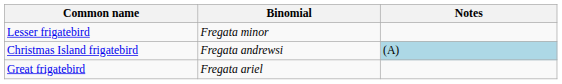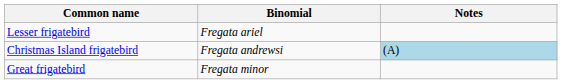(235, 32) Fregata minor -> (232, 32) Fregata ariel
(232, 69) Fregata ariel -> (235, 69) Fregata minor
